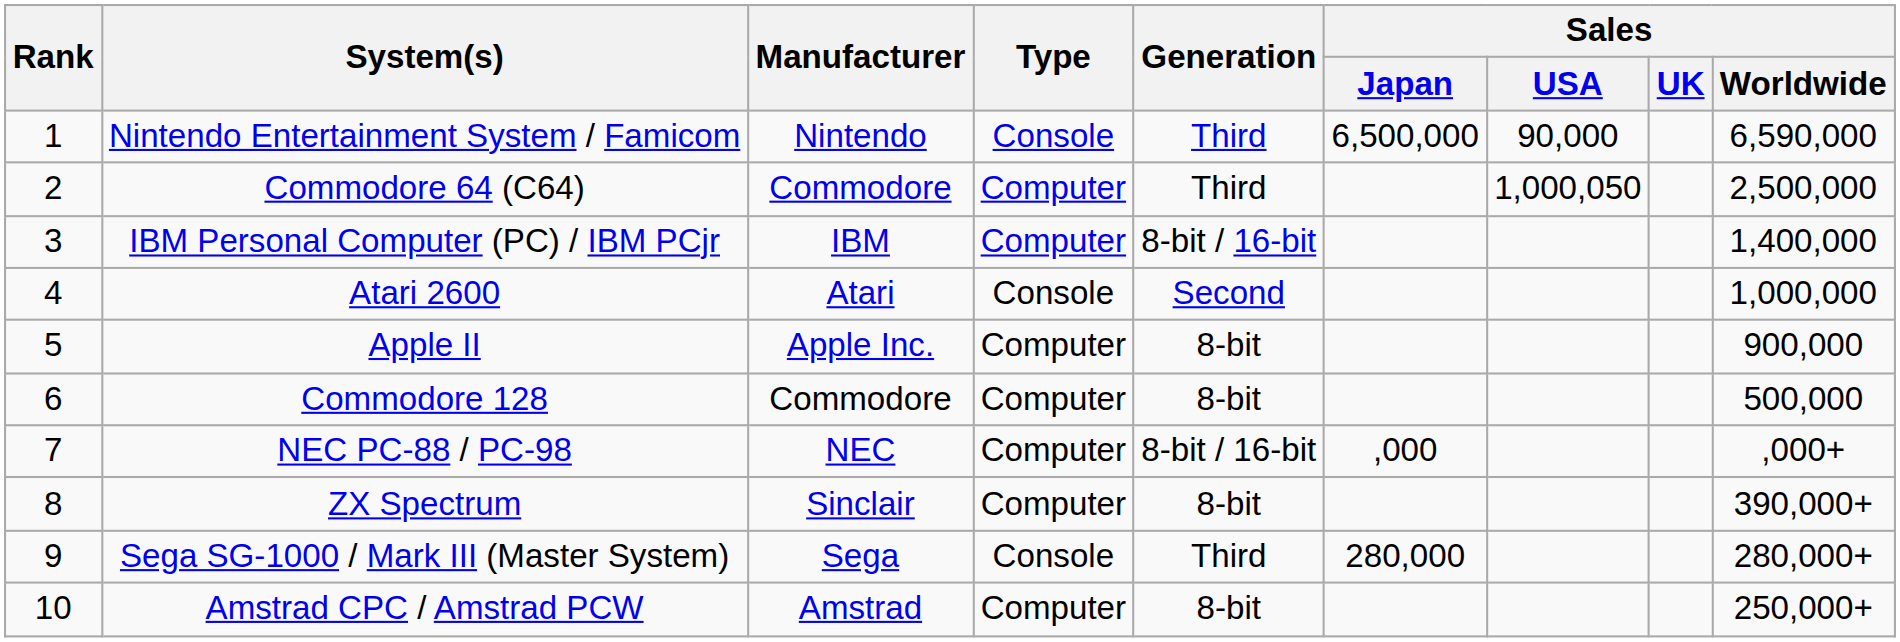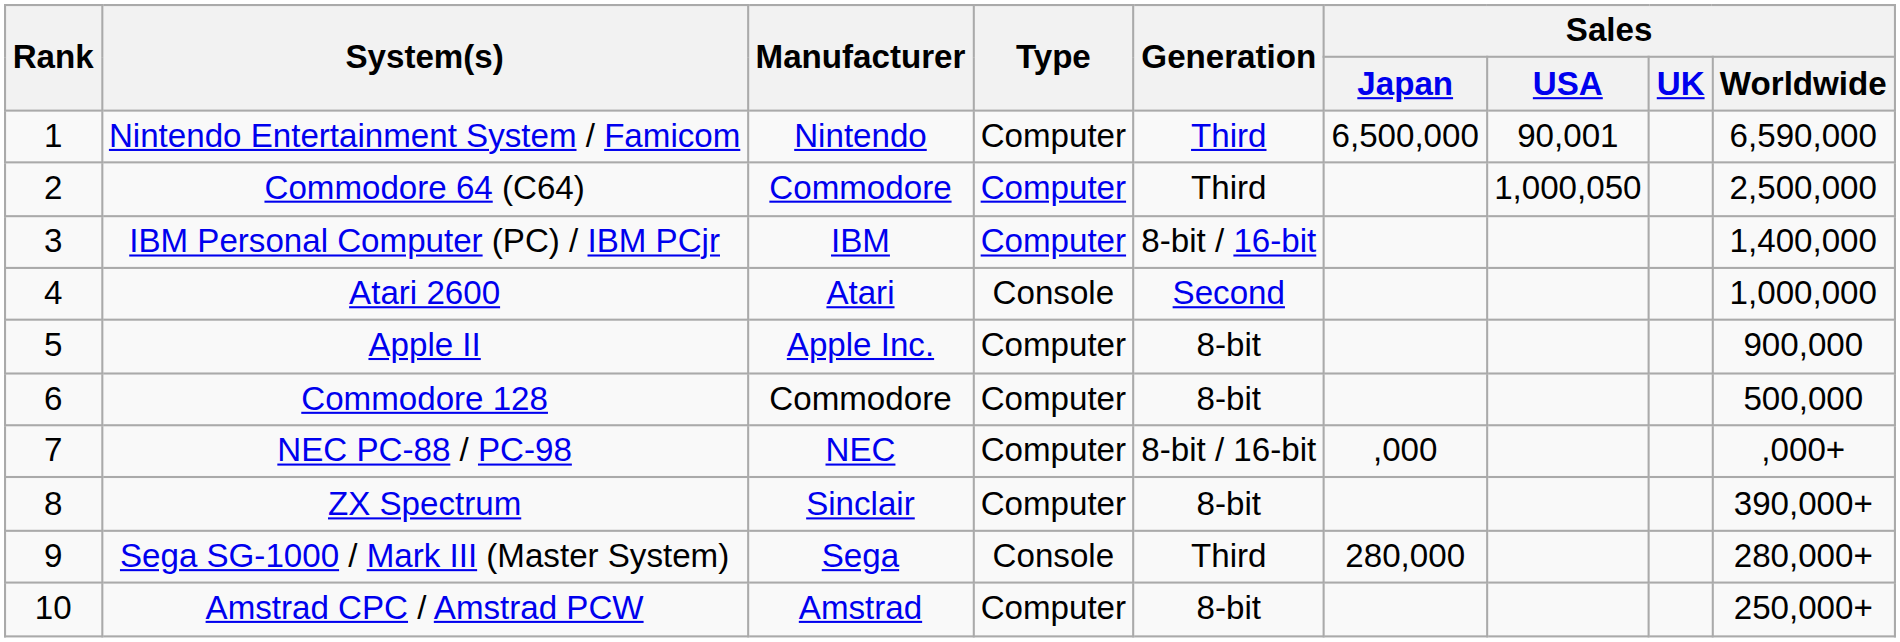(1053, 135) Console -> (1053, 135) Computer
(1568, 135) 90,000 -> (1568, 135) 90,001
